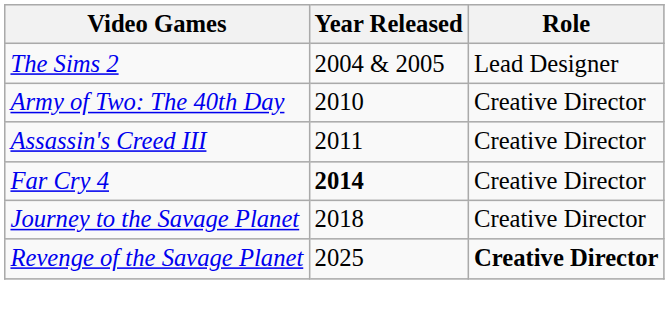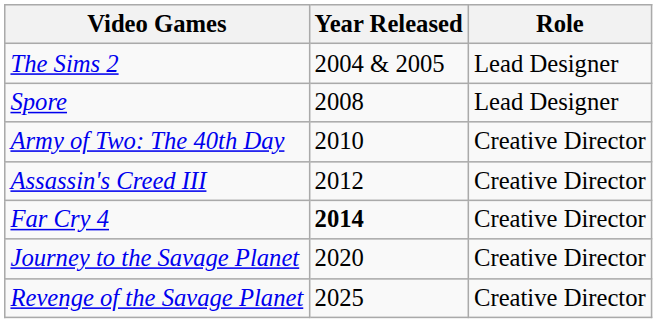+ row: (39, 102)
(339, 141) 2011 -> (339, 180) 2012
(339, 219) 2018 -> (339, 258) 2020
(566, 258) bold -> (560, 297) normal
